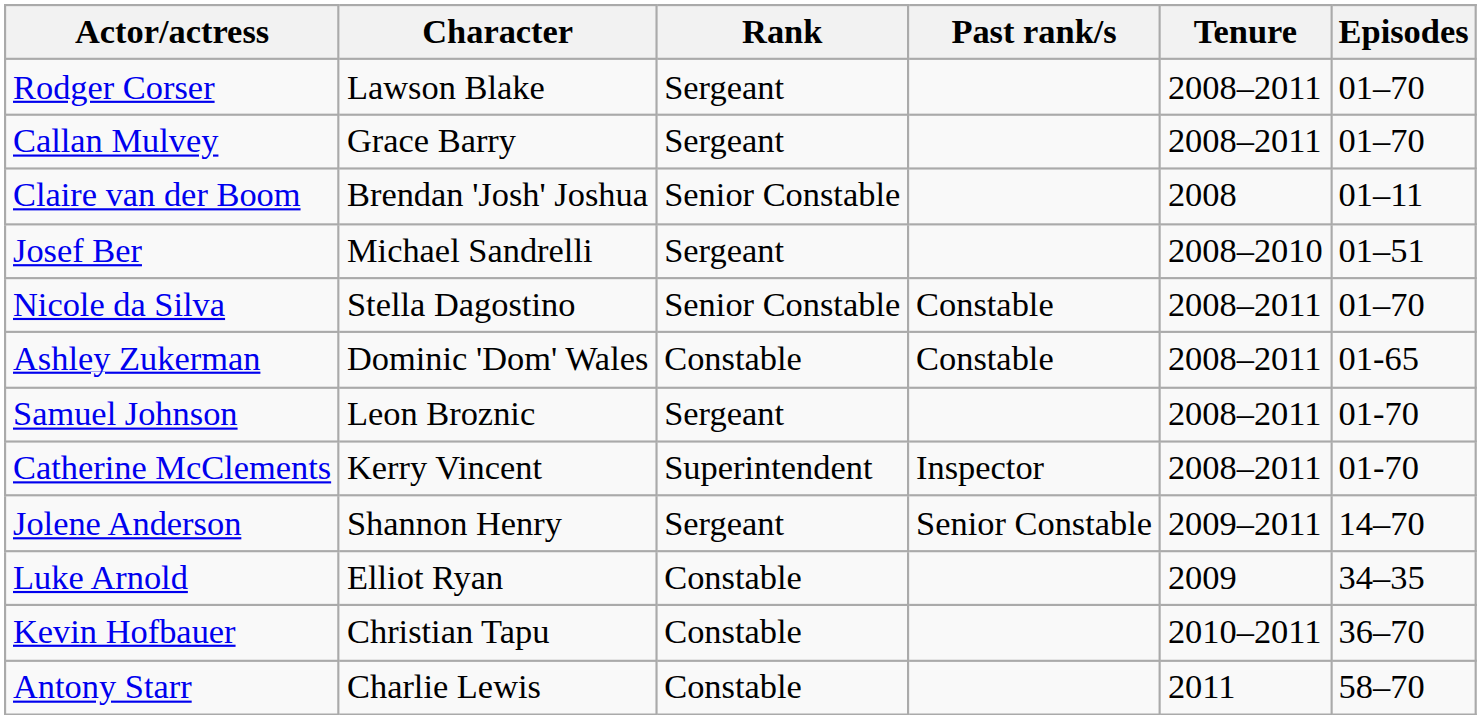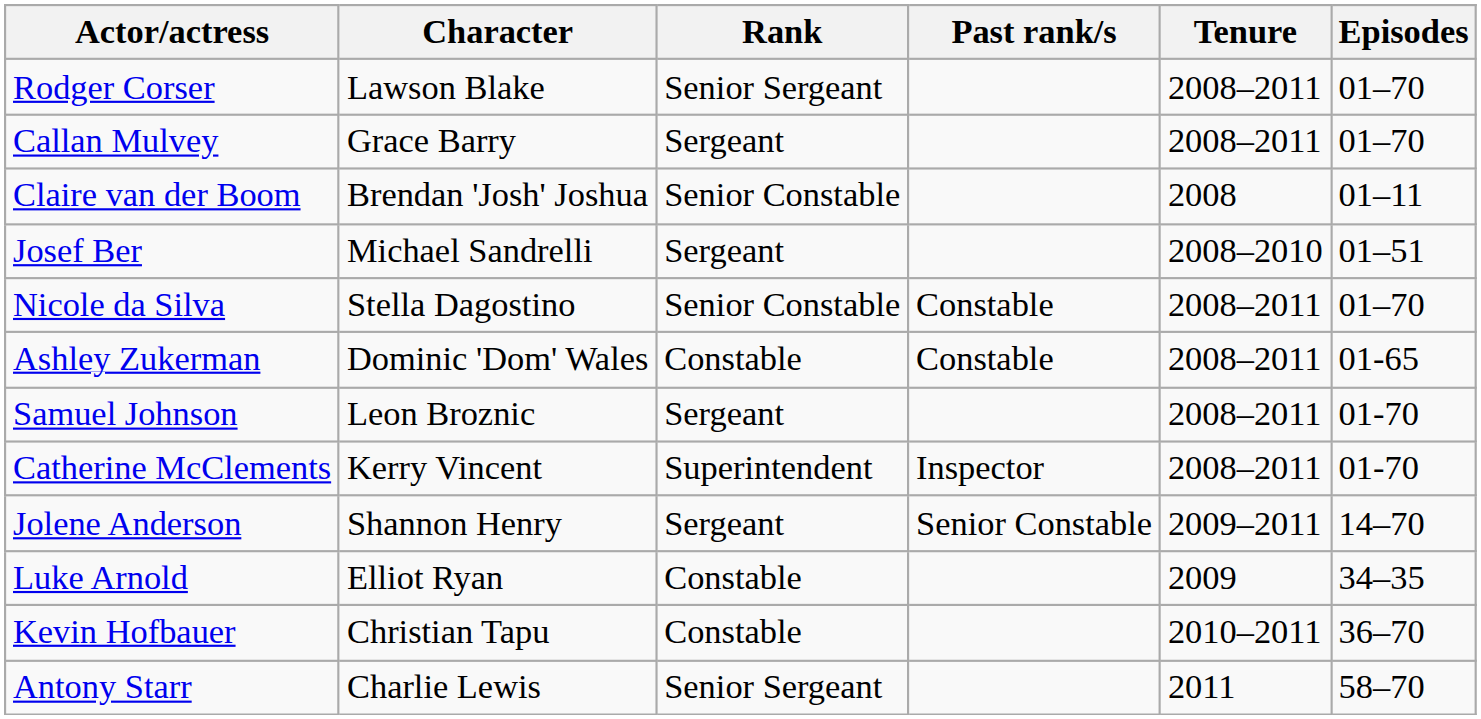(724, 86) Sergeant -> (773, 86) Senior Sergeant
(733, 686) Constable -> (773, 686) Senior Sergeant
